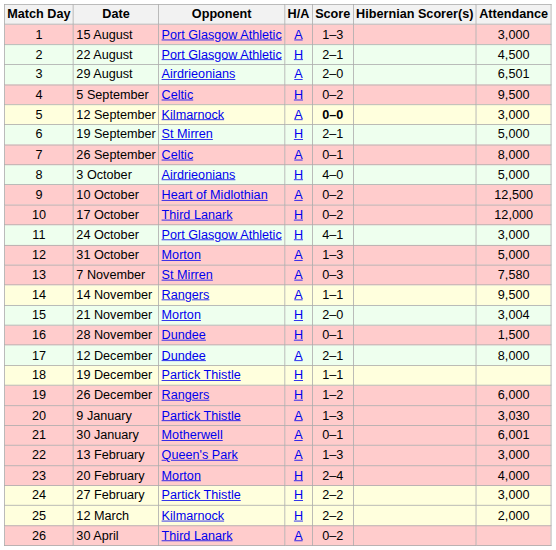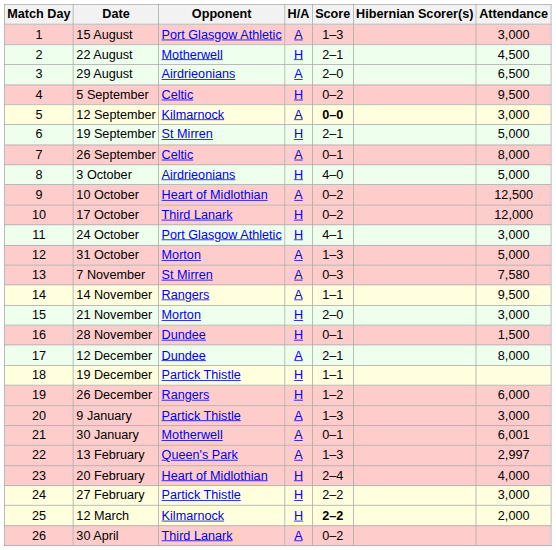(222, 54) Port Glasgow Athletic -> (192, 54) Motherwell
(514, 74) 6,501 -> (514, 74) 6,500
(514, 315) 3,004 -> (514, 315) 3,000
(514, 415) 3,030 -> (514, 415) 3,000
(514, 455) 3,000 -> (514, 455) 2,997
(181, 475) Morton -> (215, 475) Heart of Midlothian
(333, 515) normal -> (333, 515) bold
